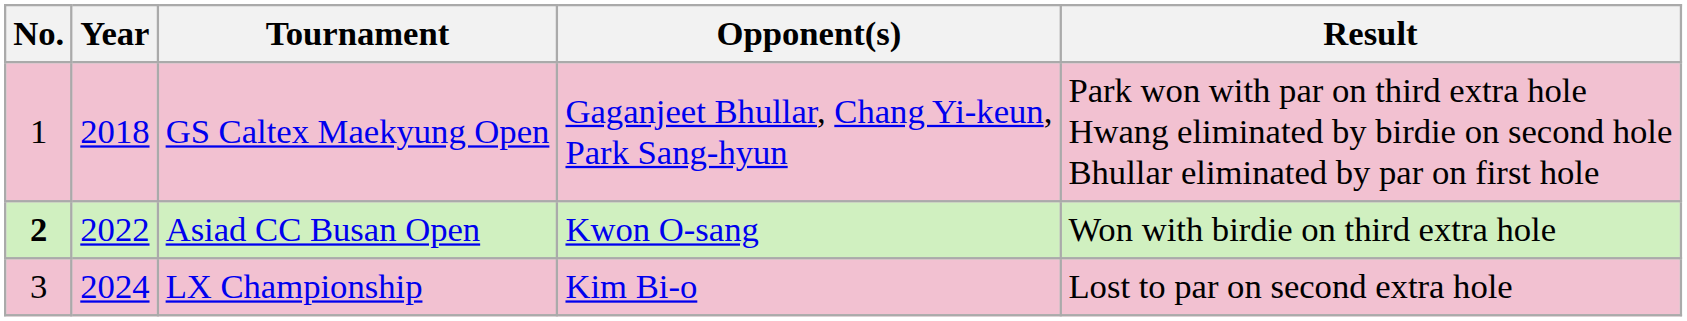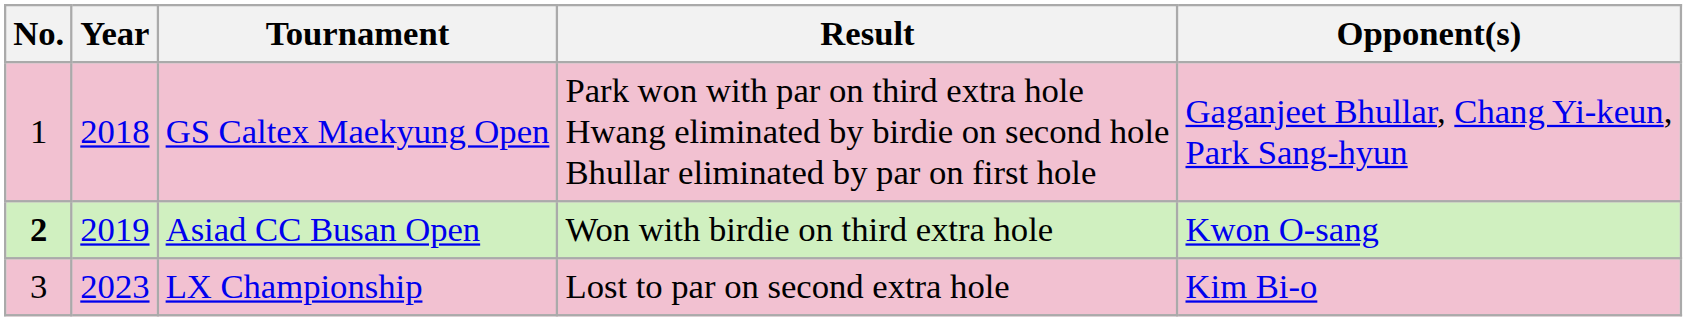columns swapped: (809, 33) <-> (1370, 33)
(115, 229) 2022 -> (115, 229) 2019
(115, 286) 2024 -> (115, 286) 2023
